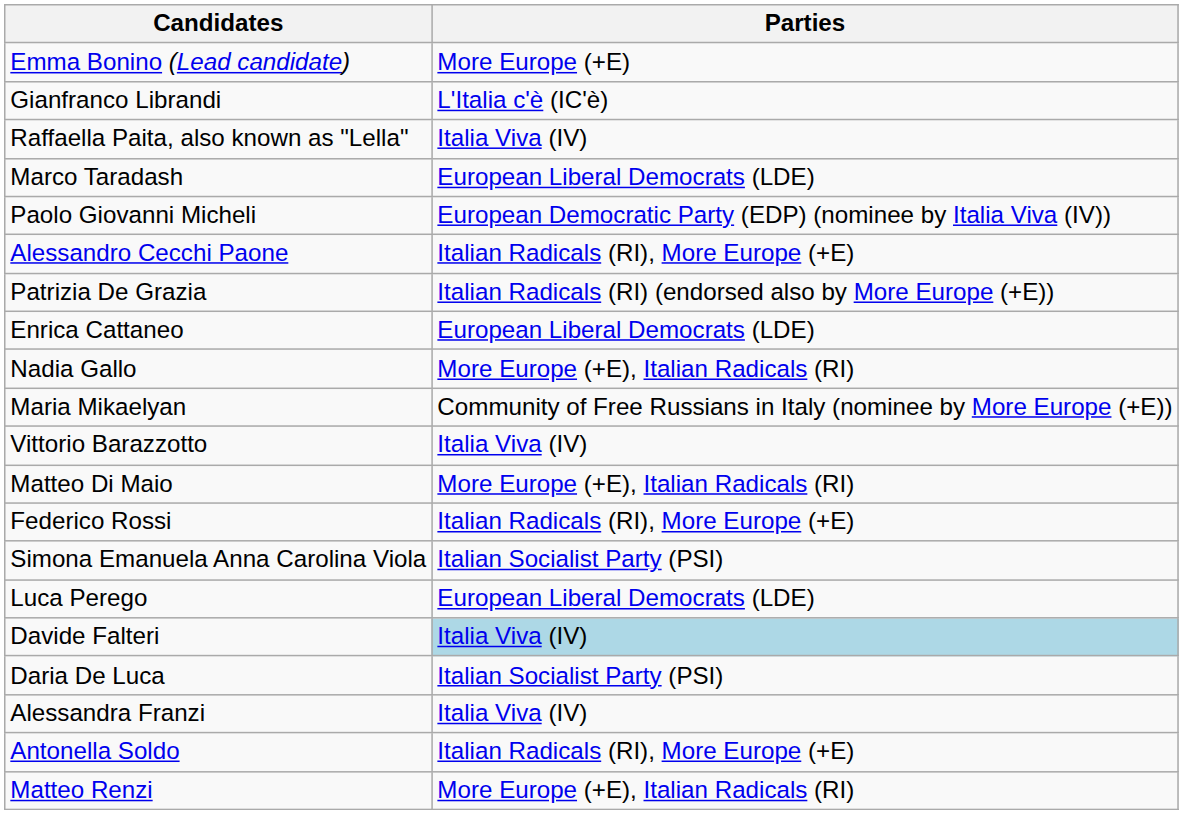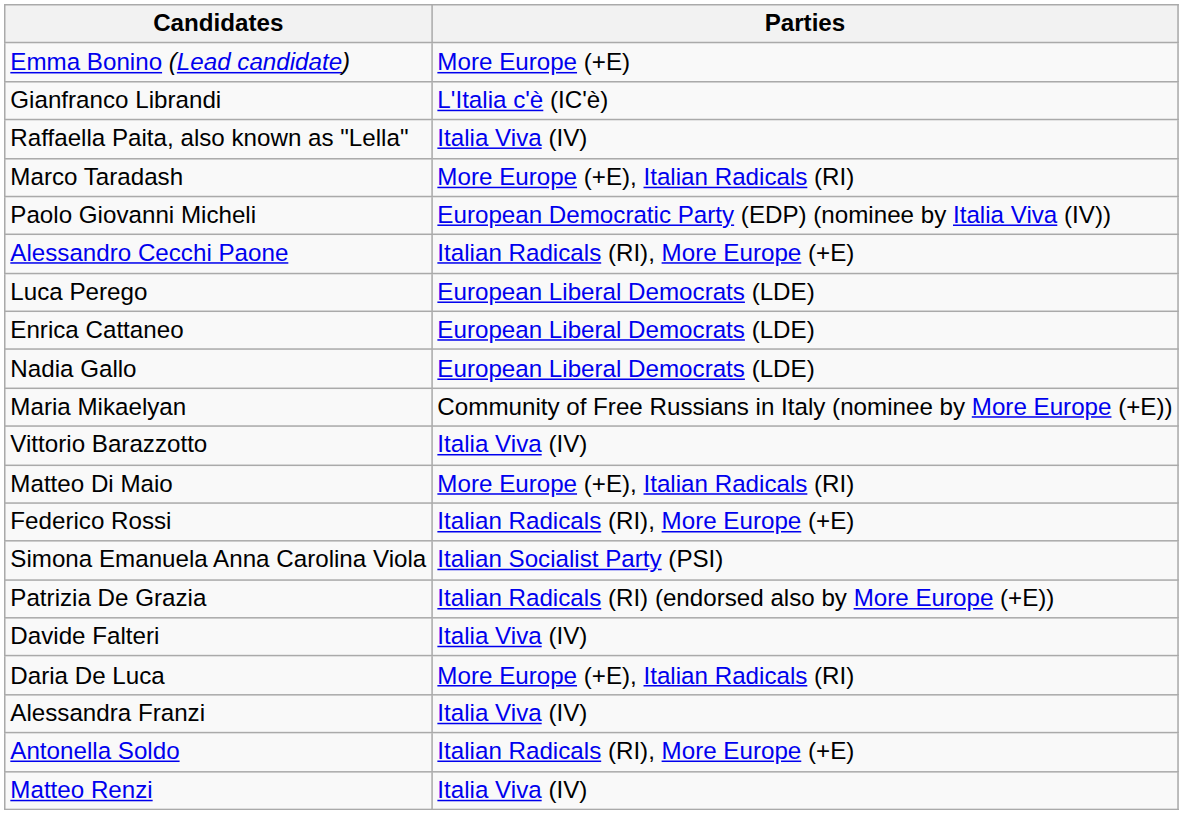(626, 176) European Liberal Democrats (LDE) -> (646, 176) More Europe (+E), Italian Radicals (RI)
rows swapped: (108, 291) <-> (79, 598)
(646, 368) More Europe (+E), Italian Radicals (RI) -> (626, 368) European Liberal Democrats (LDE)
(512, 636) lightblue background -> (512, 636) no background
(580, 675) Italian Socialist Party (PSI) -> (646, 675) More Europe (+E), Italian Radicals (RI)
(646, 789) More Europe (+E), Italian Radicals (RI) -> (512, 789) Italia Viva (IV)
